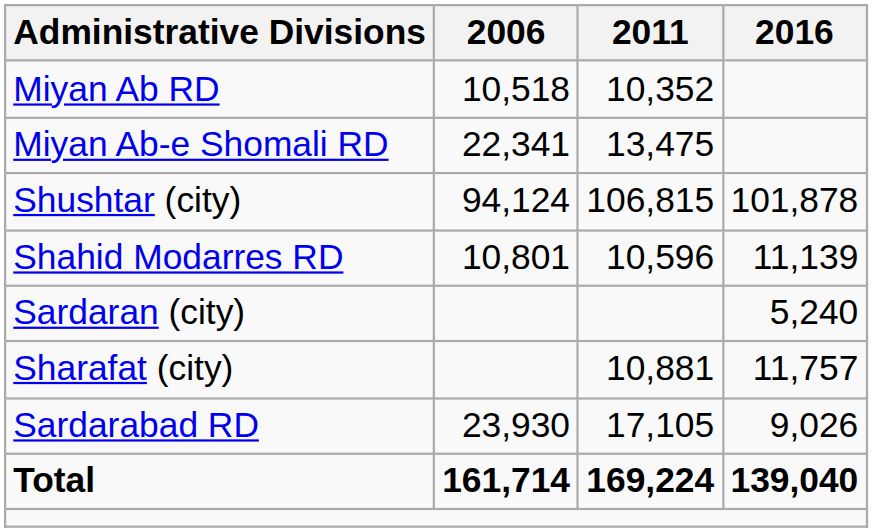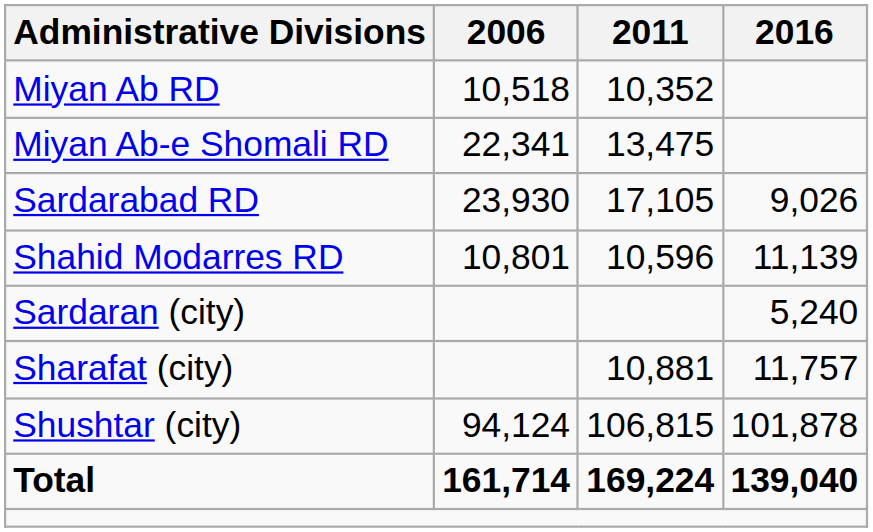rows swapped: (136, 425) <-> (127, 200)
